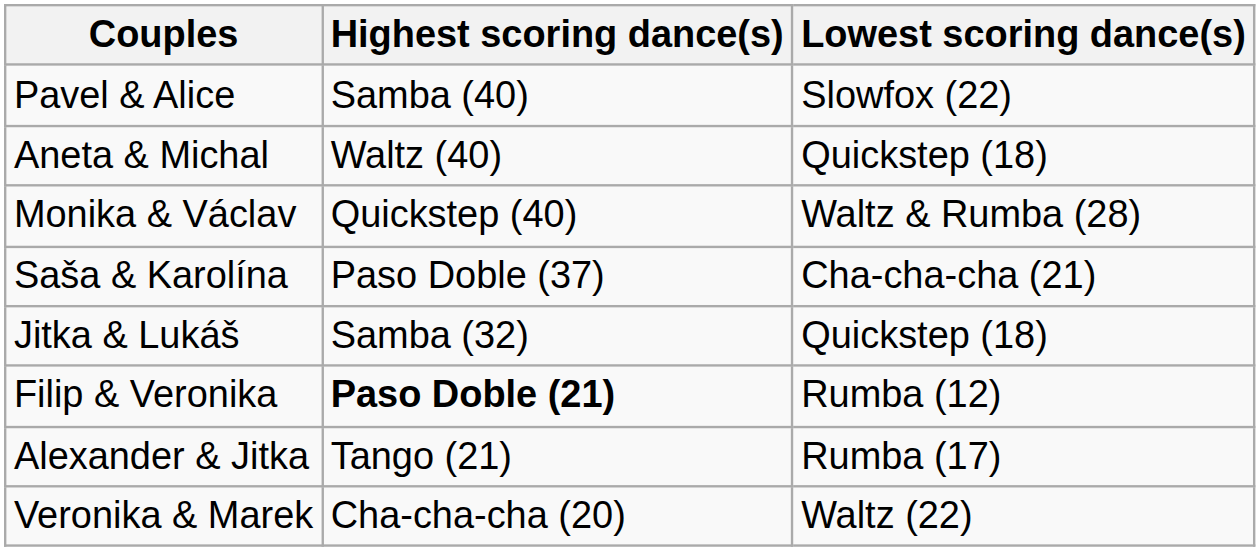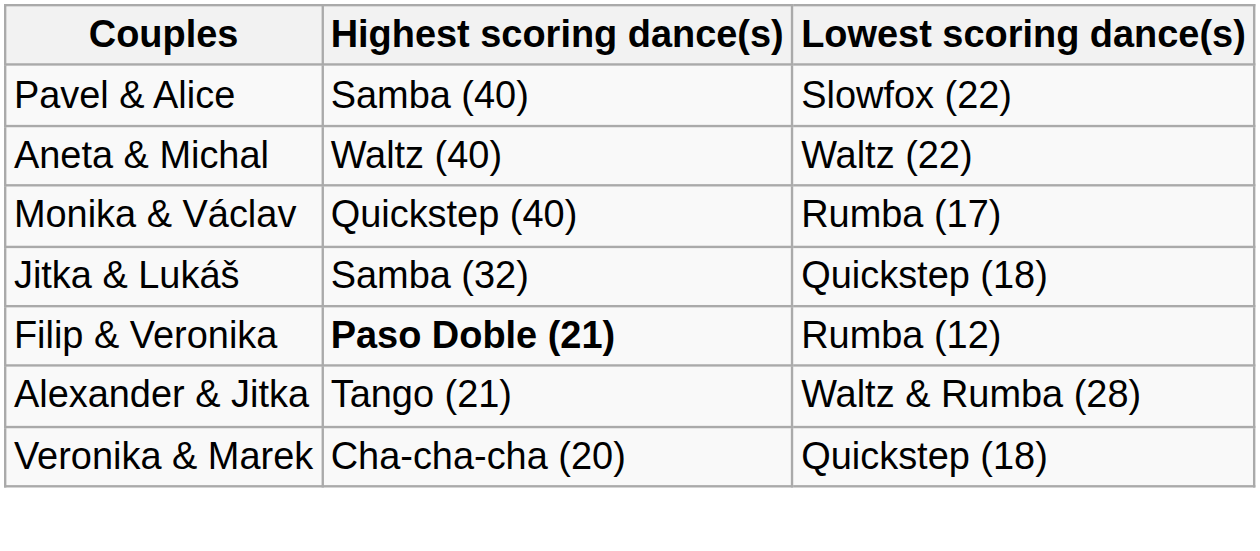(925, 154) Quickstep (18) -> (887, 154) Waltz (22)
(971, 214) Waltz & Rumba (28) -> (901, 214) Rumba (17)
- row: (151, 275)
(901, 455) Rumba (17) -> (971, 395) Waltz & Rumba (28)
(887, 515) Waltz (22) -> (925, 455) Quickstep (18)
